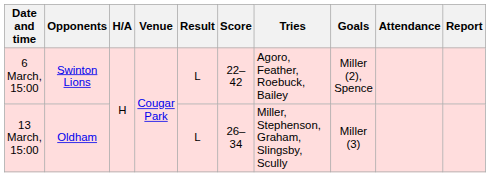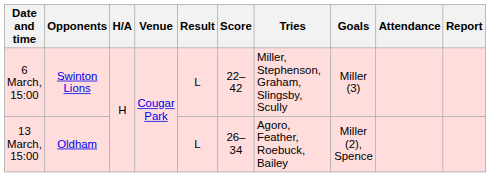(281, 76) Agoro, Feather, Roebuck, Bailey -> (289, 82) Miller, Stephenson, Graham, Slingsby, Scully
(353, 76) Miller (2), Spence -> (353, 82) Miller (3)
(289, 138) Miller, Stephenson, Graham, Slingsby, Scully -> (281, 145) Agoro, Feather, Roebuck, Bailey
(353, 138) Miller (3) -> (353, 145) Miller (2), Spence
